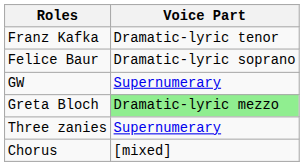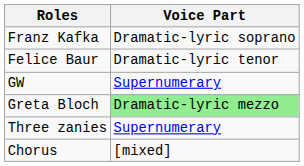(196, 38) Dramatic-lyric tenor -> (205, 38) Dramatic-lyric soprano
(205, 61) Dramatic-lyric soprano -> (196, 61) Dramatic-lyric tenor
